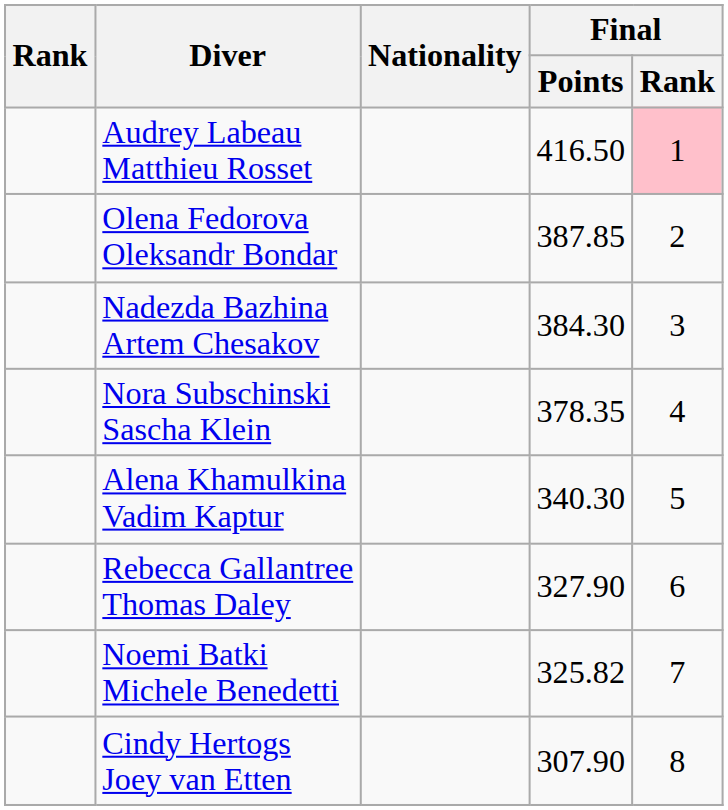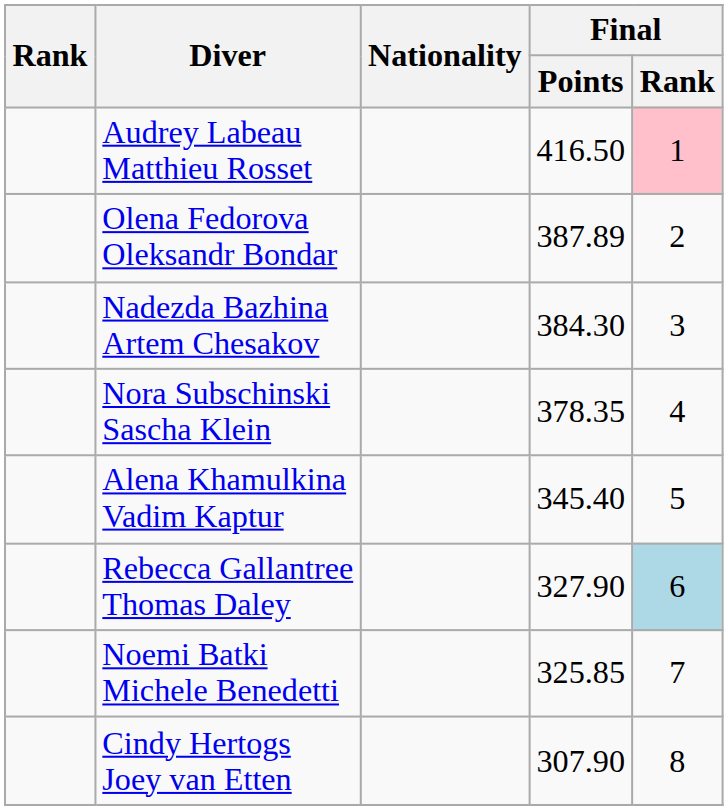(581, 237) 387.85 -> (581, 237) 387.89
(581, 498) 340.30 -> (581, 498) 345.40
(677, 586) no background -> (677, 586) lightblue background
(581, 673) 325.82 -> (581, 673) 325.85
